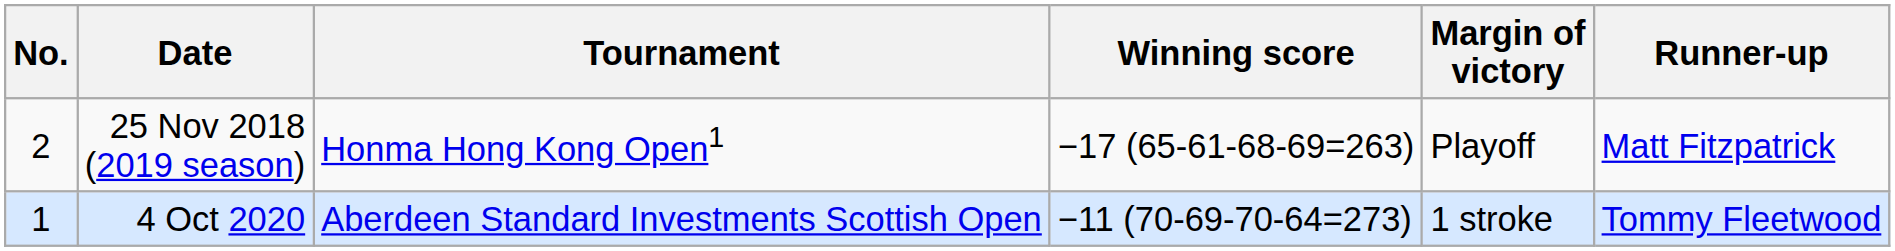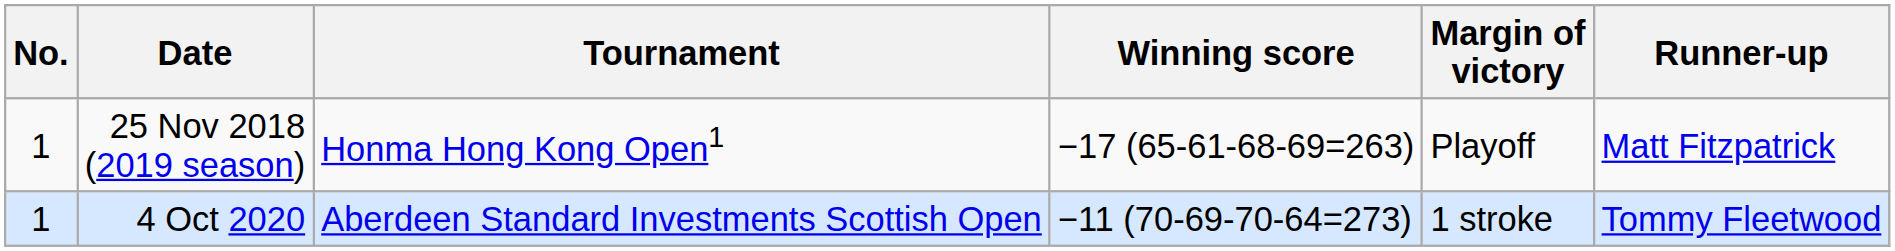(41, 145) 2 -> (41, 145) 1
